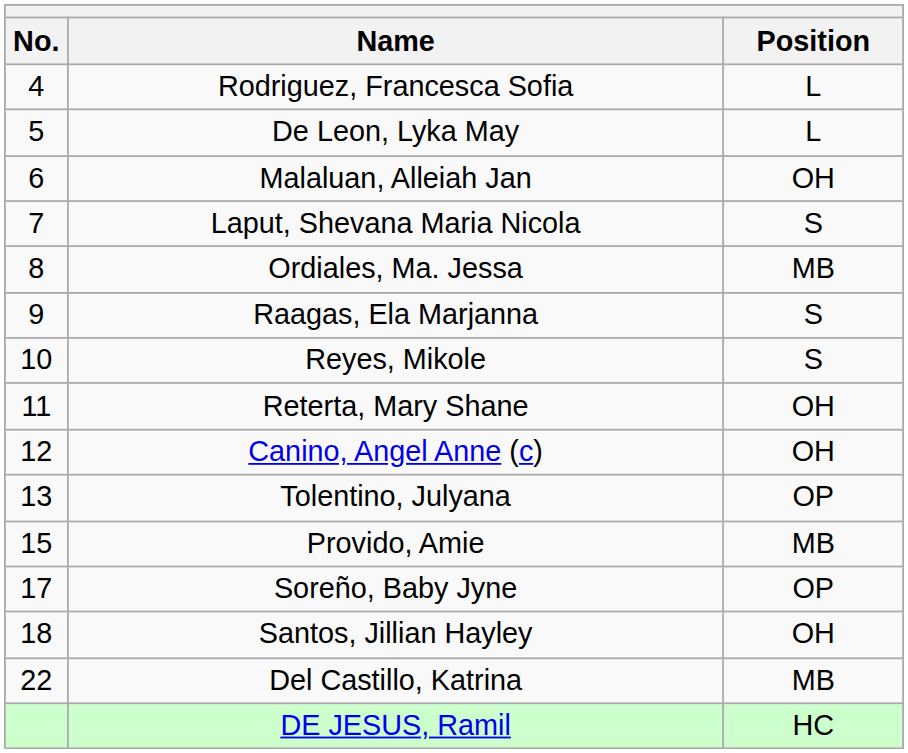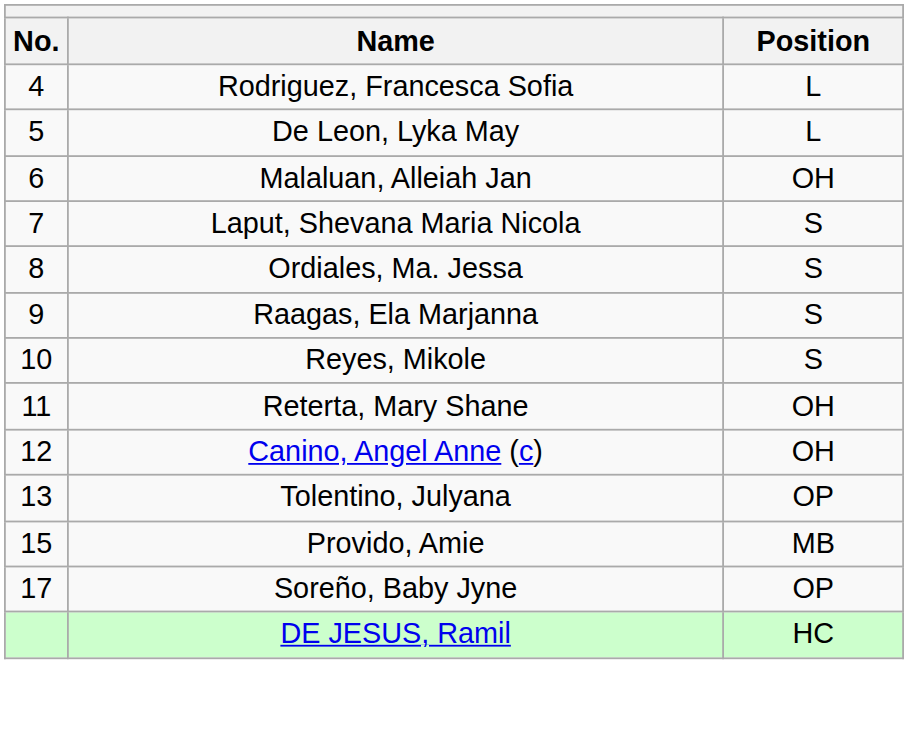(813, 268) MB -> (813, 268) S
- row: (396, 634)
- row: (396, 680)
